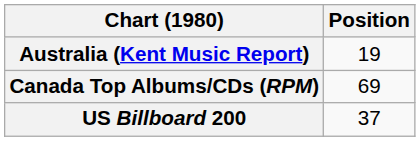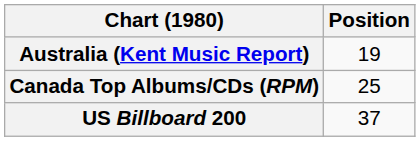(369, 86) 69 -> (369, 86) 25
